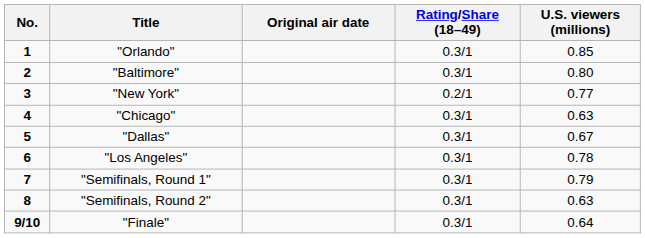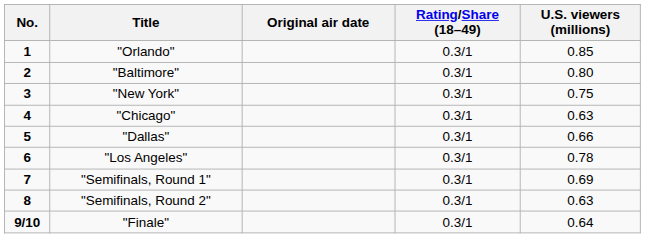(457, 94) 0.2/1 -> (457, 94) 0.3/1
(580, 94) 0.77 -> (580, 94) 0.75
(580, 136) 0.67 -> (580, 136) 0.66
(580, 179) 0.79 -> (580, 179) 0.69
